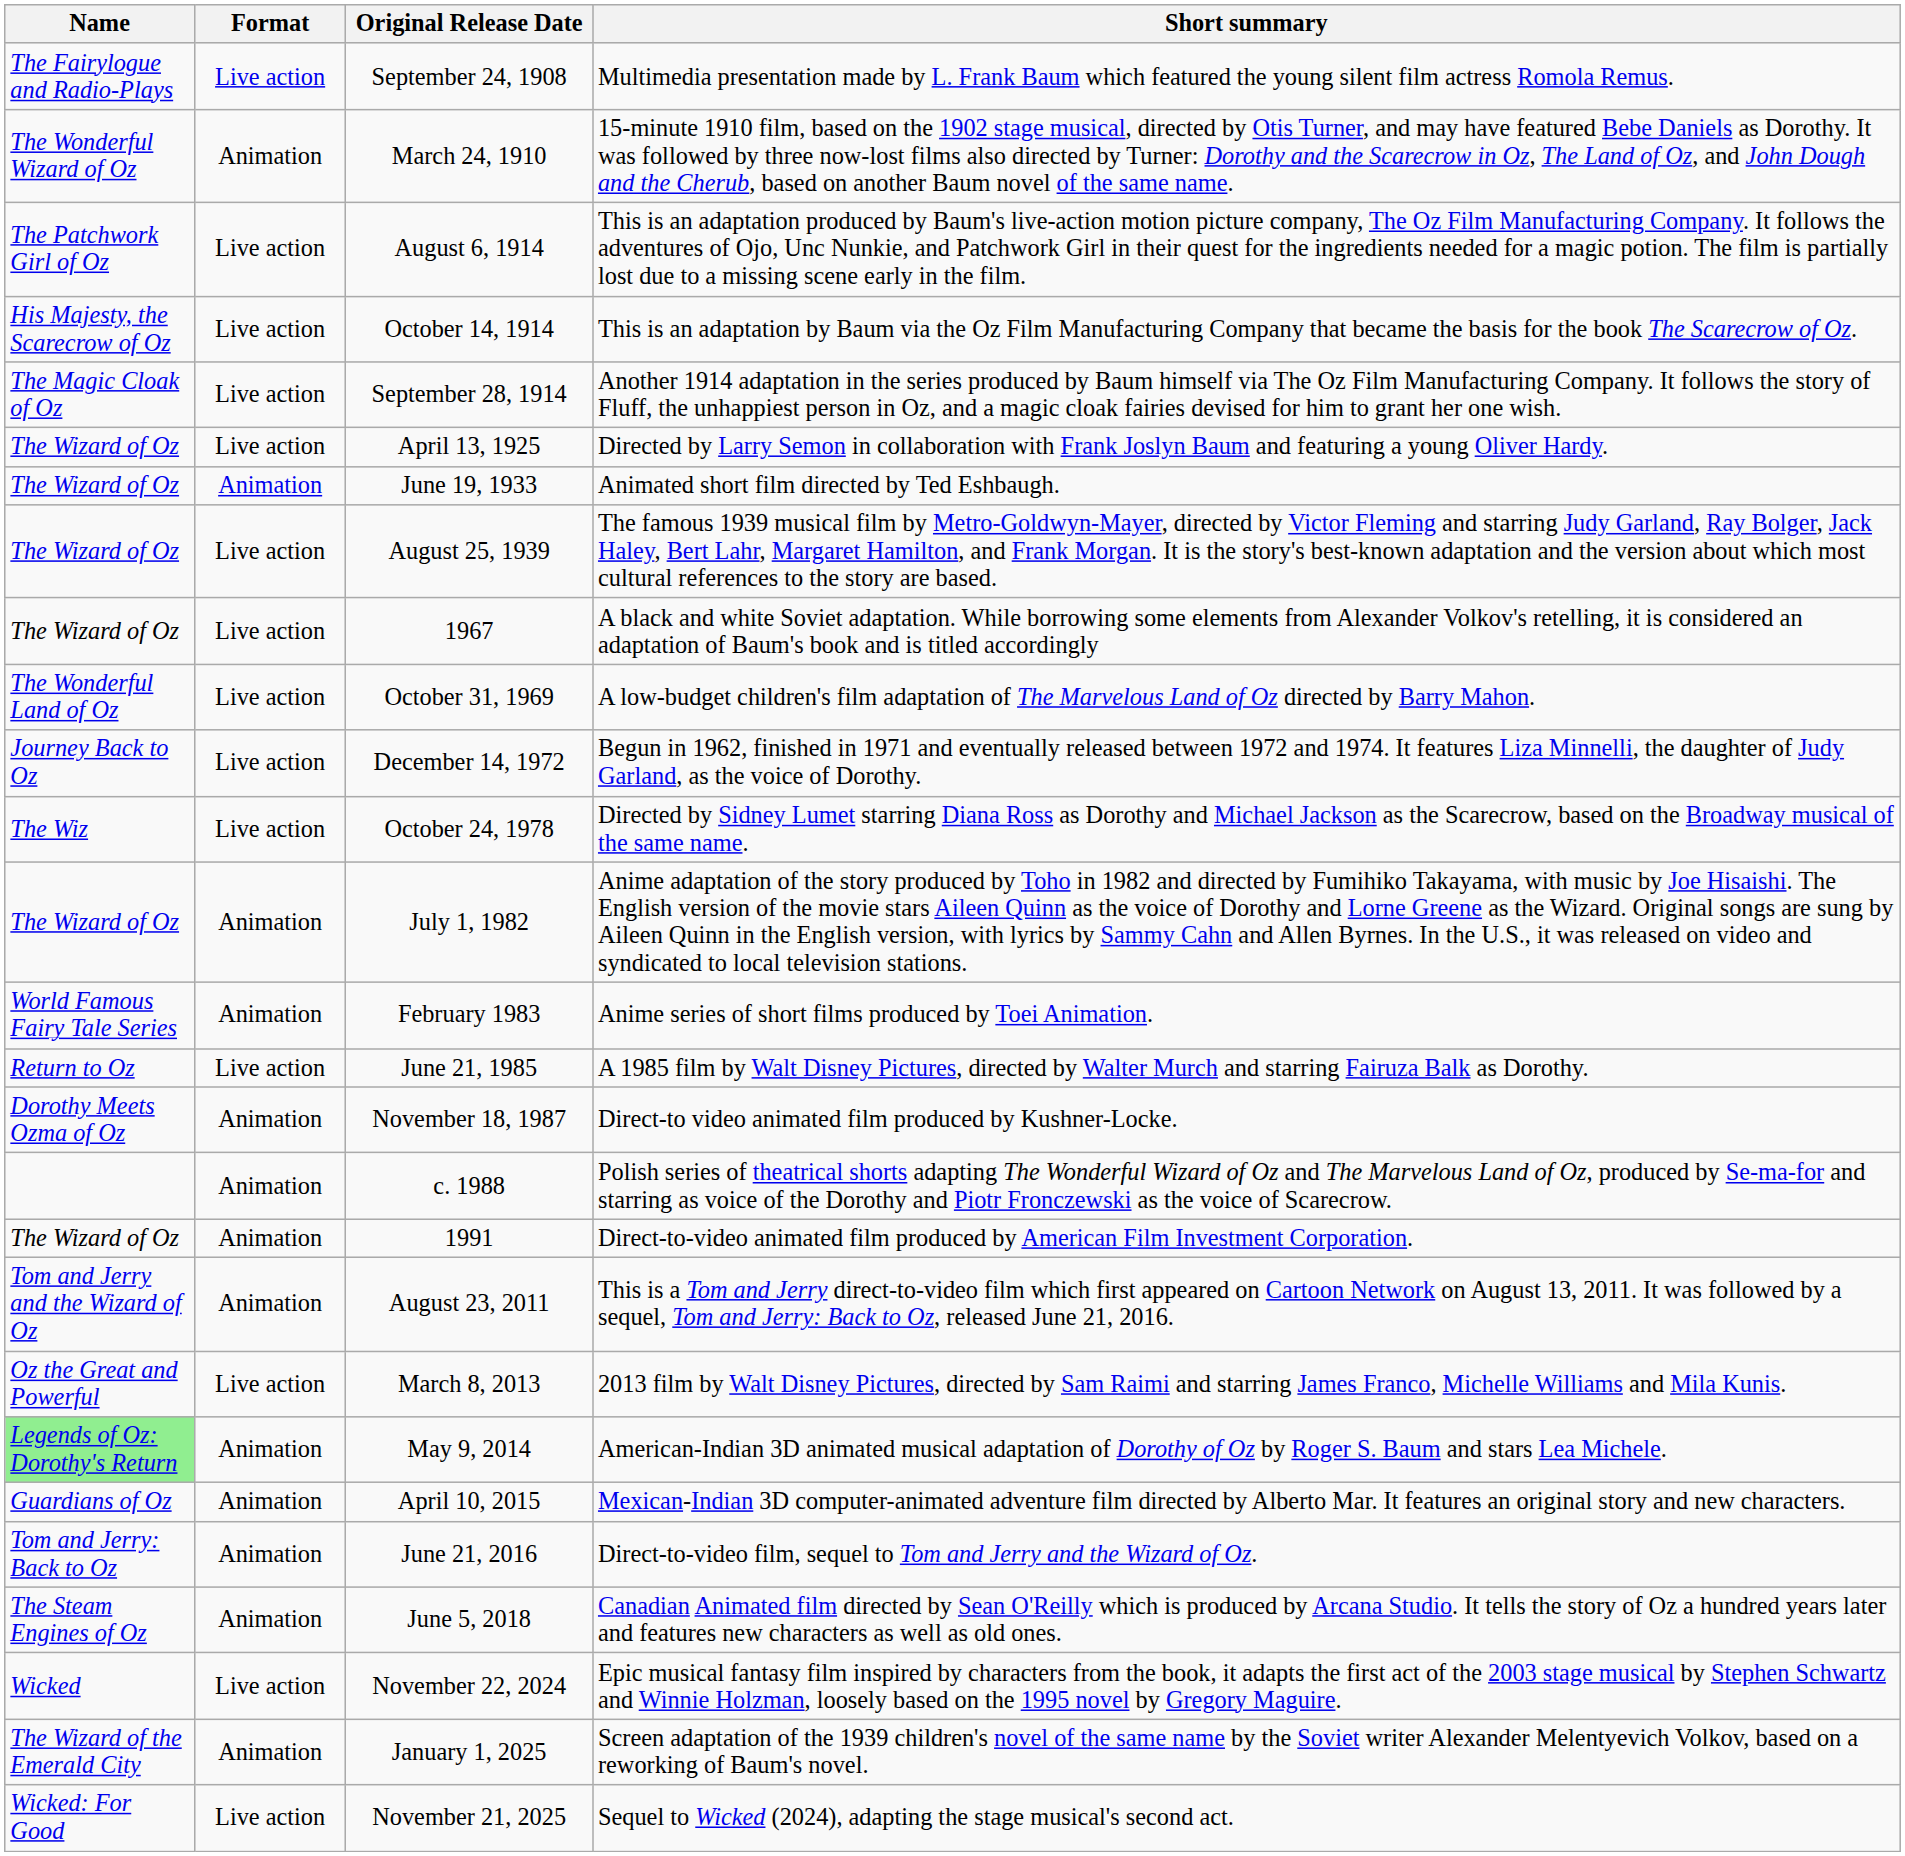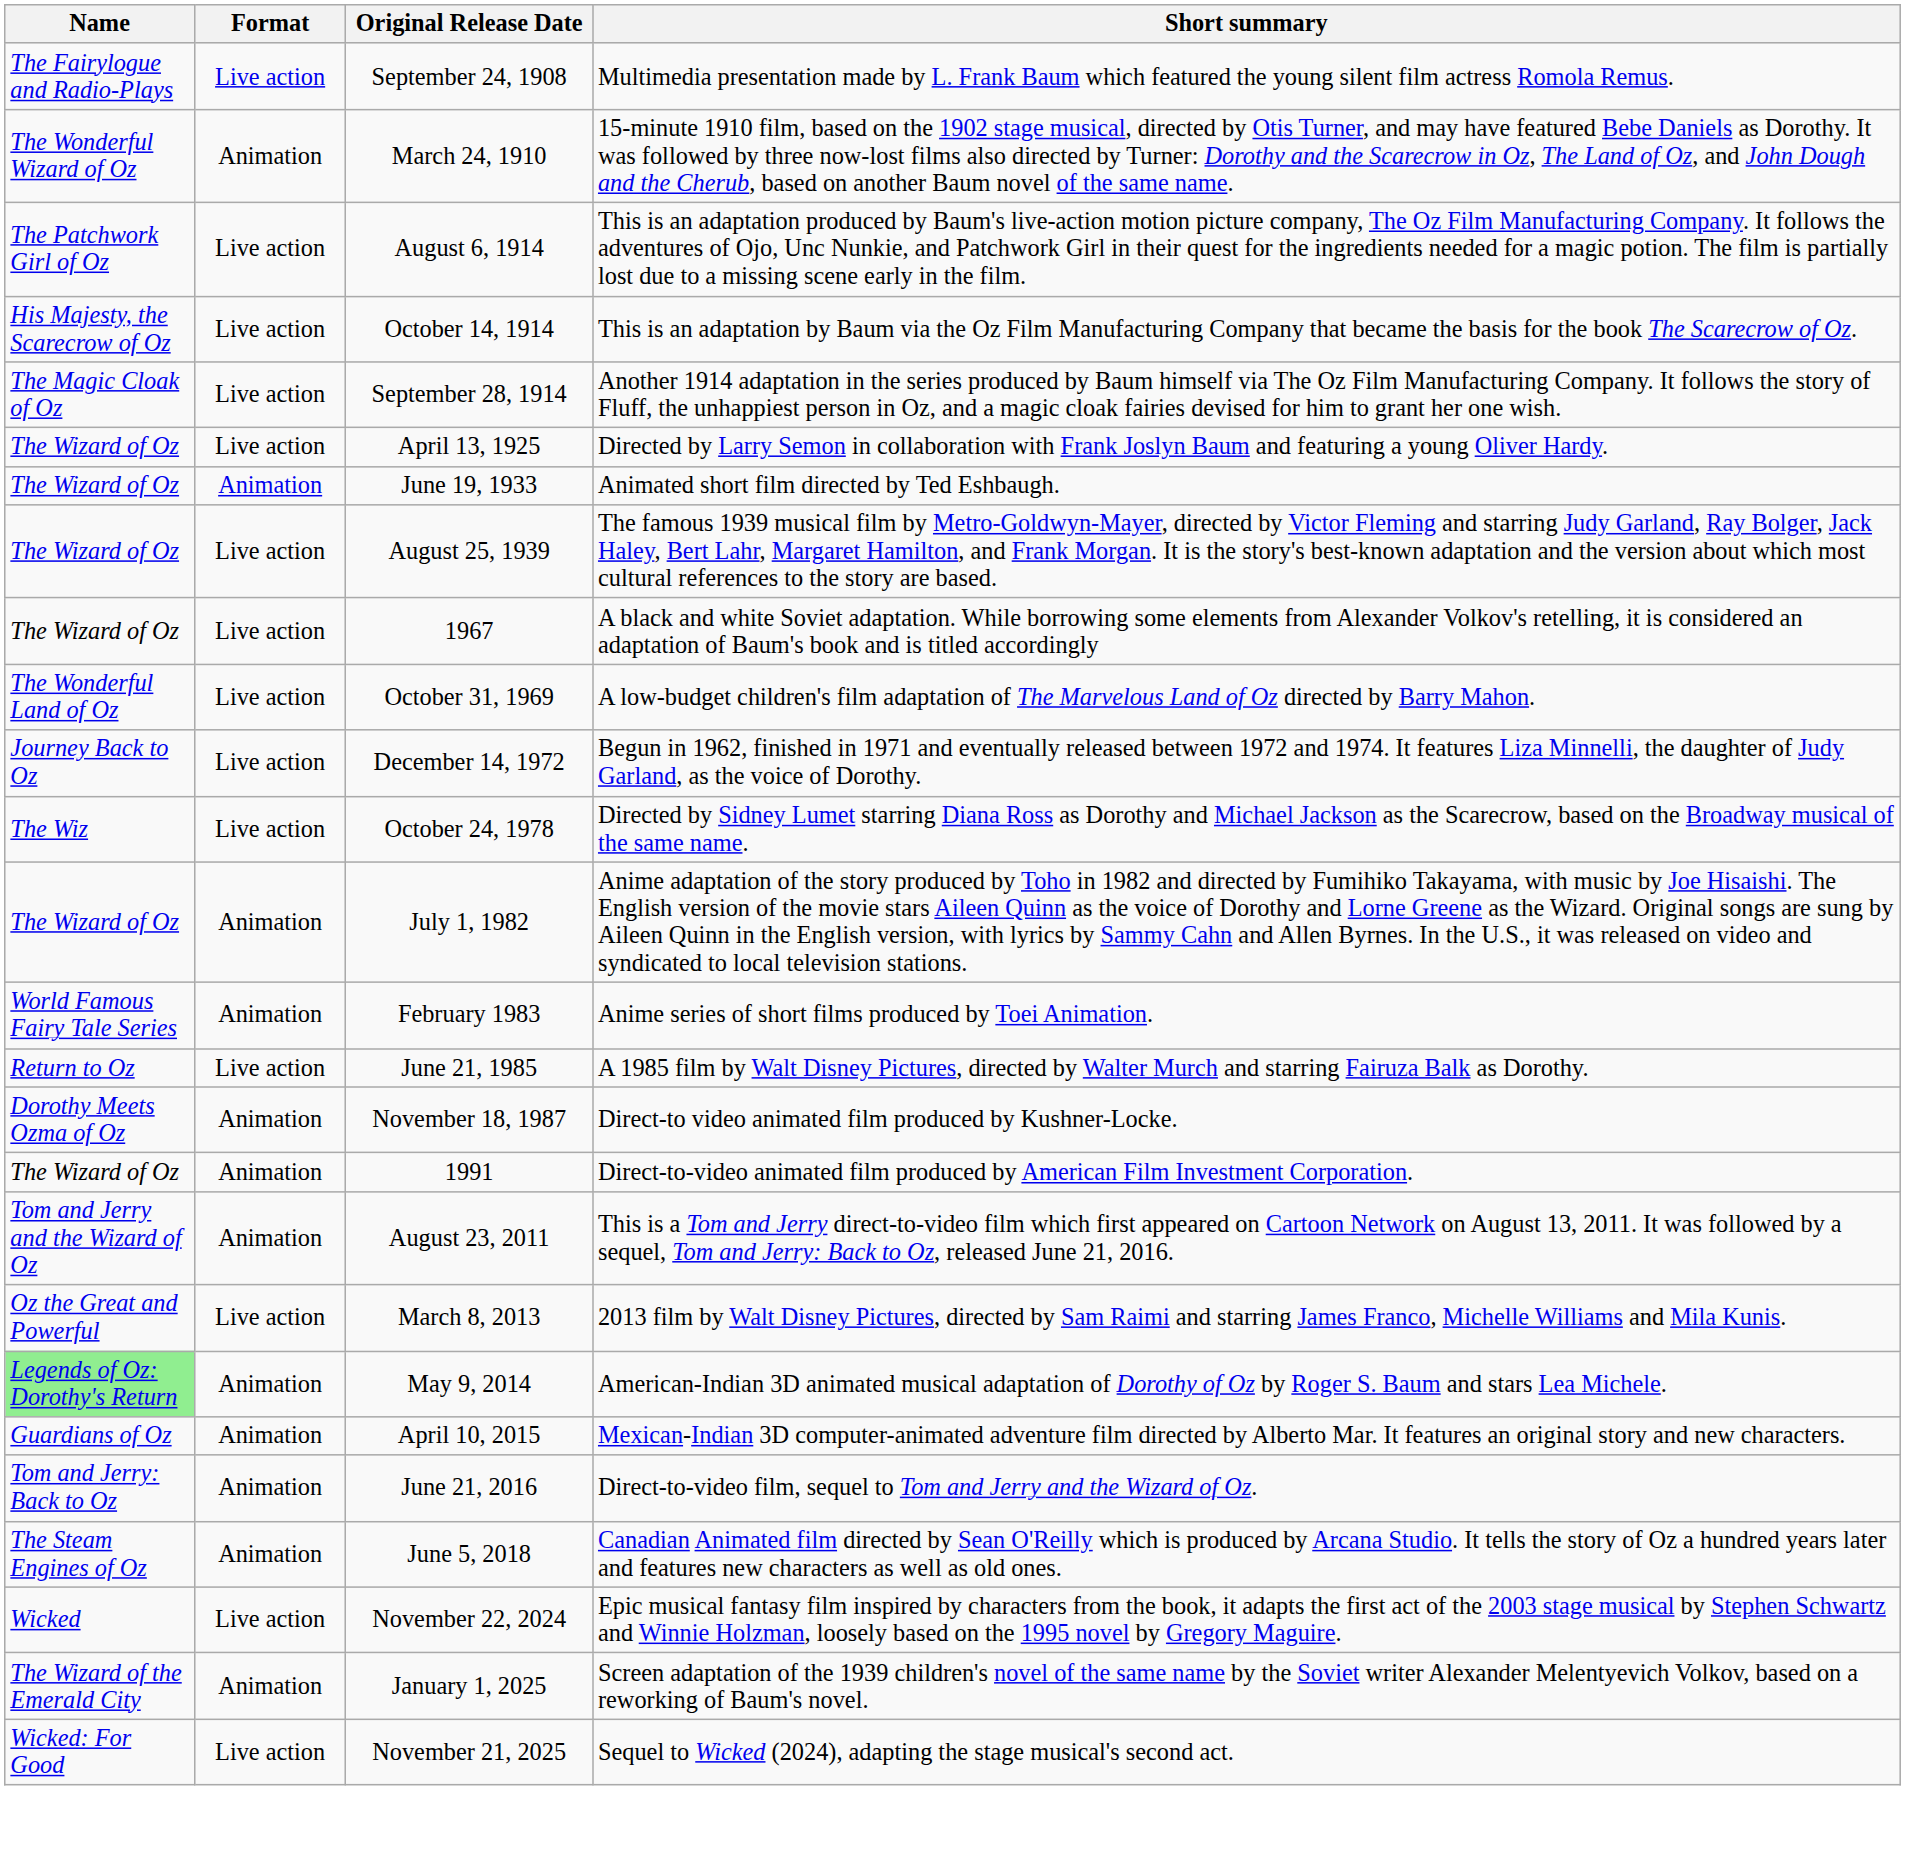- row: (469, 1185)
